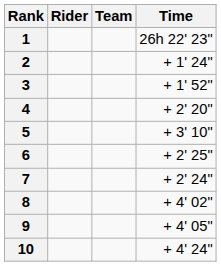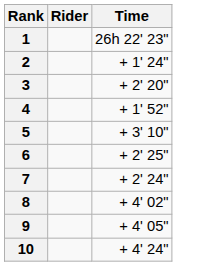- column: (114, 16)
(188, 86) + 1' 52" -> (144, 86) + 2' 20"
(188, 109) + 2' 20" -> (144, 109) + 1' 52"
